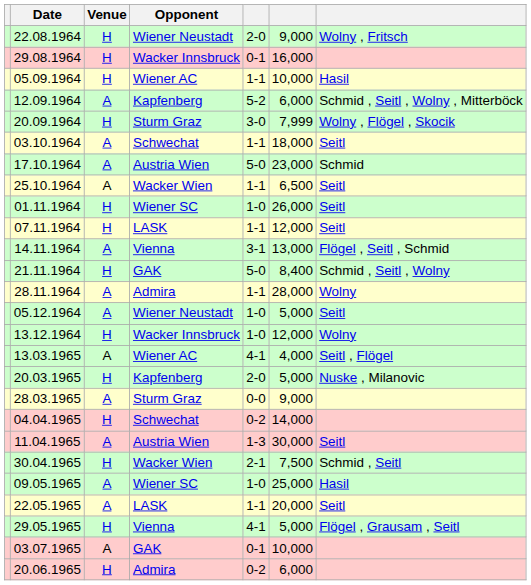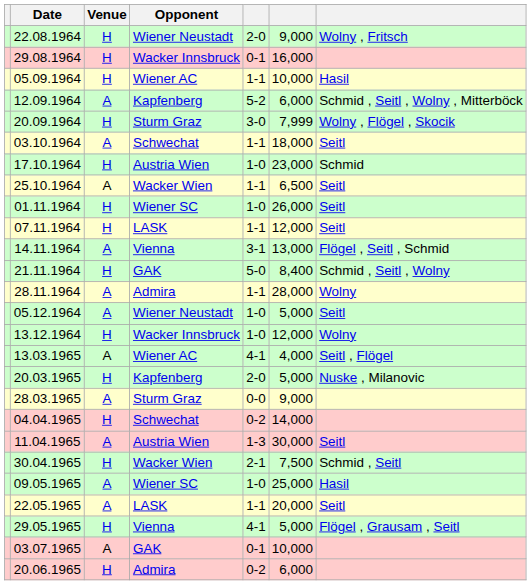(107, 164) A -> (107, 164) H
(256, 164) 5-0 -> (256, 164) 1-0
